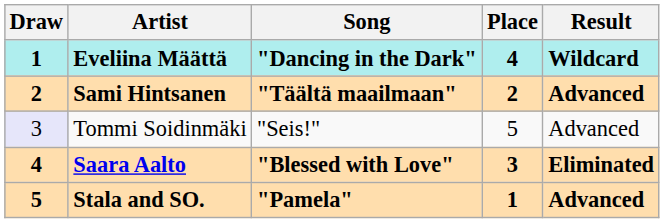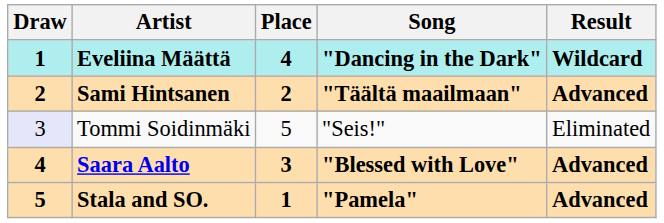columns swapped: (367, 22) <-> (512, 22)
(594, 128) Advanced -> (601, 128) Eliminated
(601, 164) Eliminated -> (600, 164) Advanced
